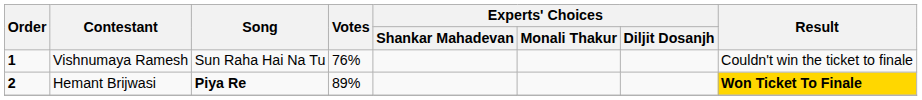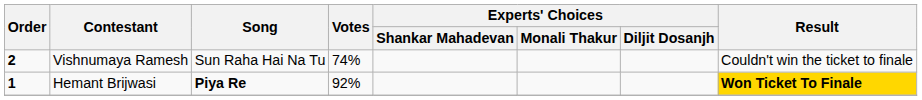(12, 60) 1 -> (12, 60) 2
(346, 60) 76% -> (346, 60) 74%
(12, 83) 2 -> (12, 83) 1
(346, 83) 89% -> (346, 83) 92%
